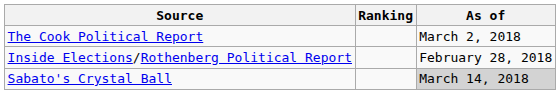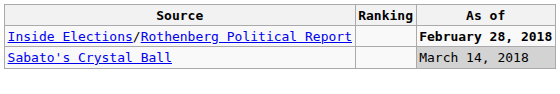- row: (105, 36)
(486, 57) normal -> (486, 36) bold
